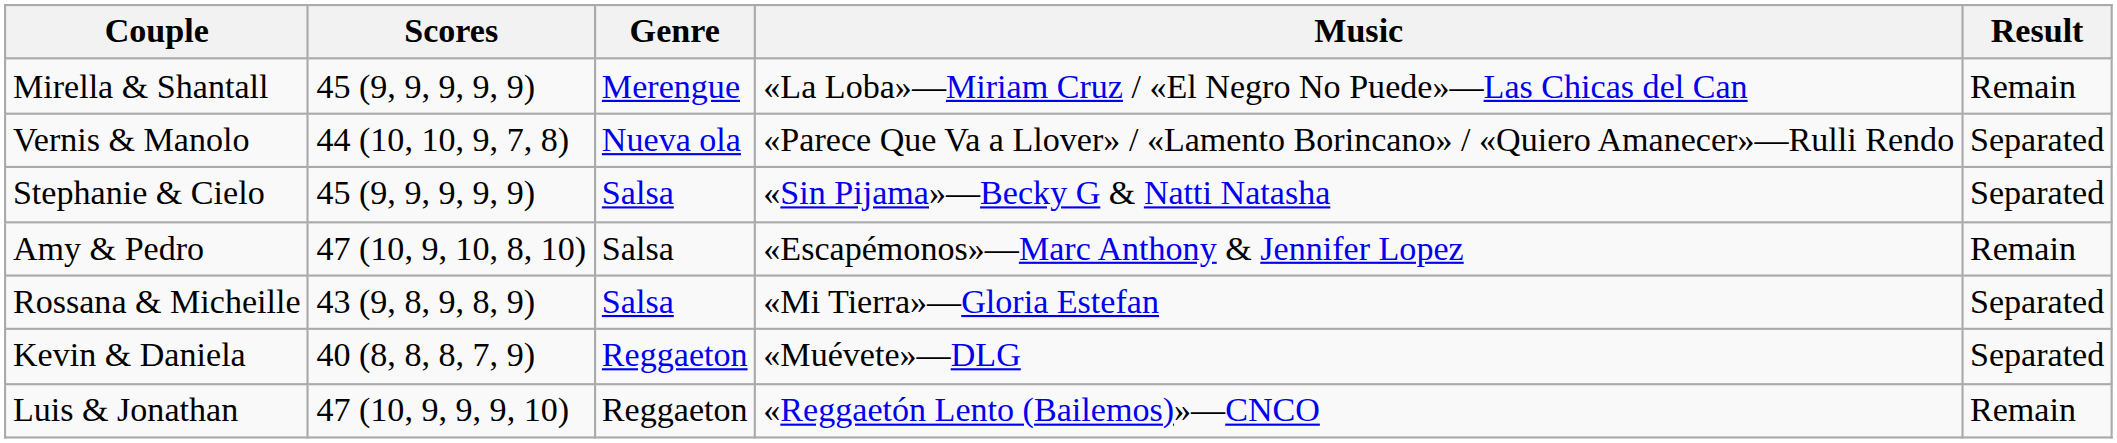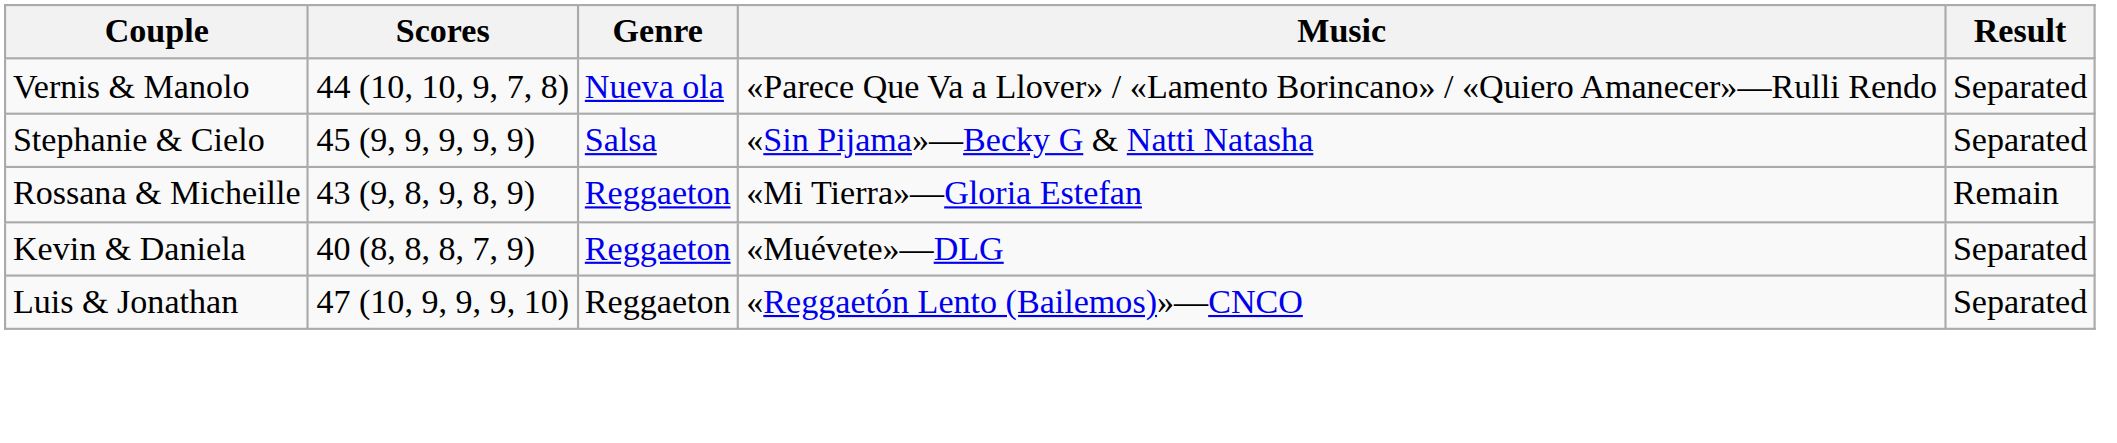- row: (141, 85)
- row: (109, 247)
(638, 301) Salsa -> (658, 193) Reggaeton
(2037, 301) Separated -> (2006, 193) Remain
(2023, 409) Remain -> (2020, 301) Separated
